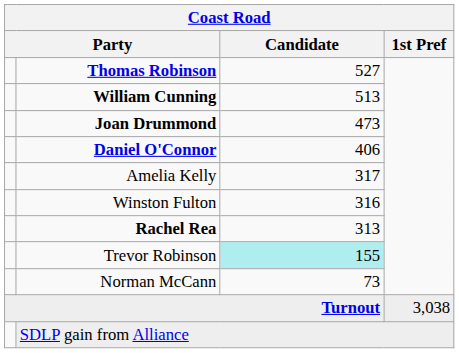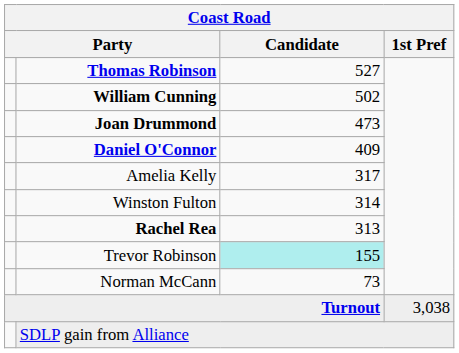(368, 96) 513 -> (368, 96) 502
(368, 149) 406 -> (368, 149) 409
(368, 202) 316 -> (368, 202) 314
